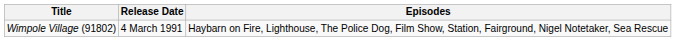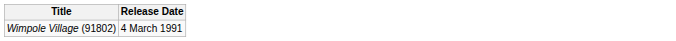- column: (428, 12)
